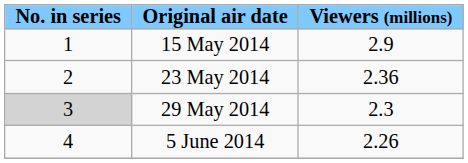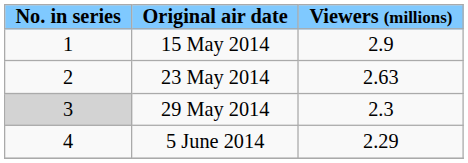(381, 76) 2.36 -> (381, 76) 2.63
(381, 141) 2.26 -> (381, 141) 2.29
